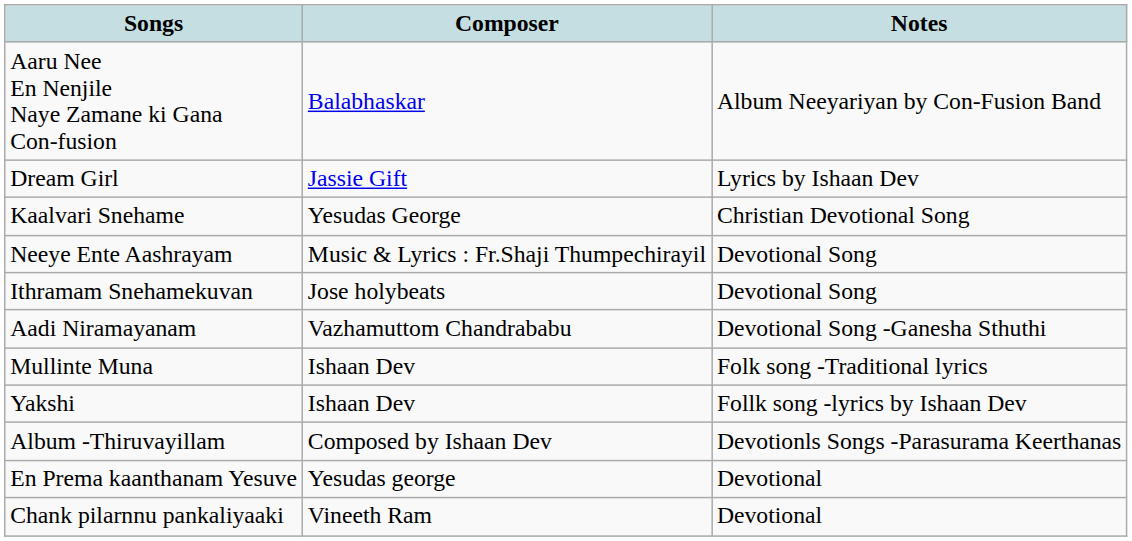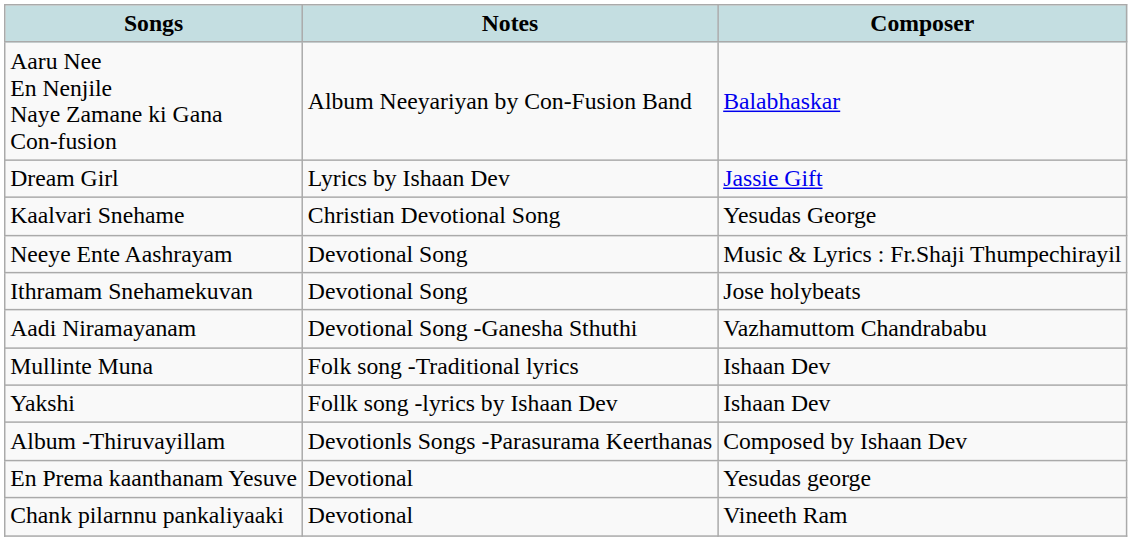columns swapped: (919, 23) <-> (507, 23)
